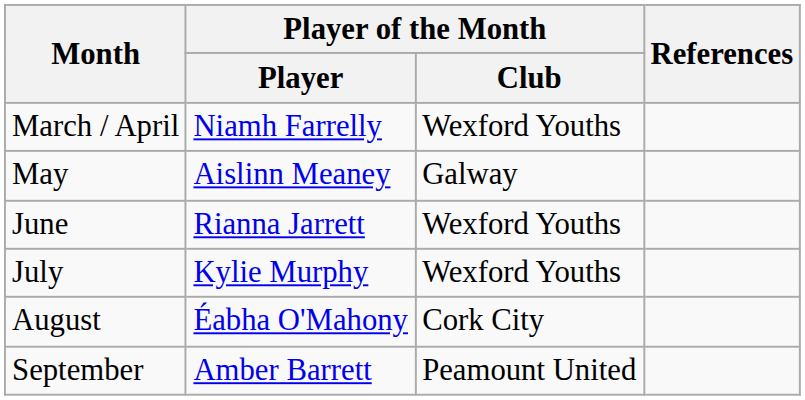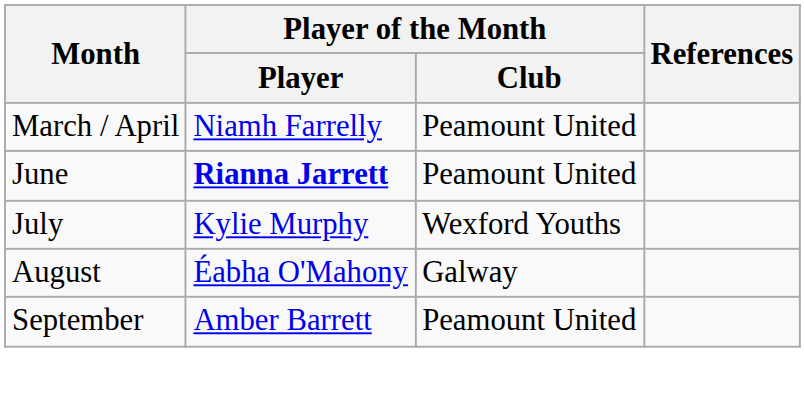(522, 126) Wexford Youths -> (529, 126) Peamount United
- row: (40, 175)
(279, 223) normal -> (291, 175) bold
(522, 223) Wexford Youths -> (529, 175) Peamount United
(483, 321) Cork City -> (470, 272) Galway
